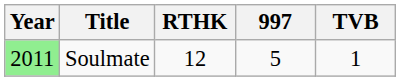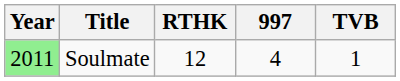(275, 57) 5 -> (275, 57) 4
